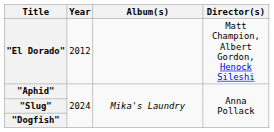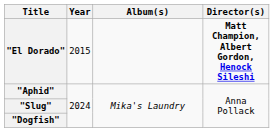(80, 51) 2012 -> (80, 51) 2015
(236, 51) normal -> (236, 51) bold
